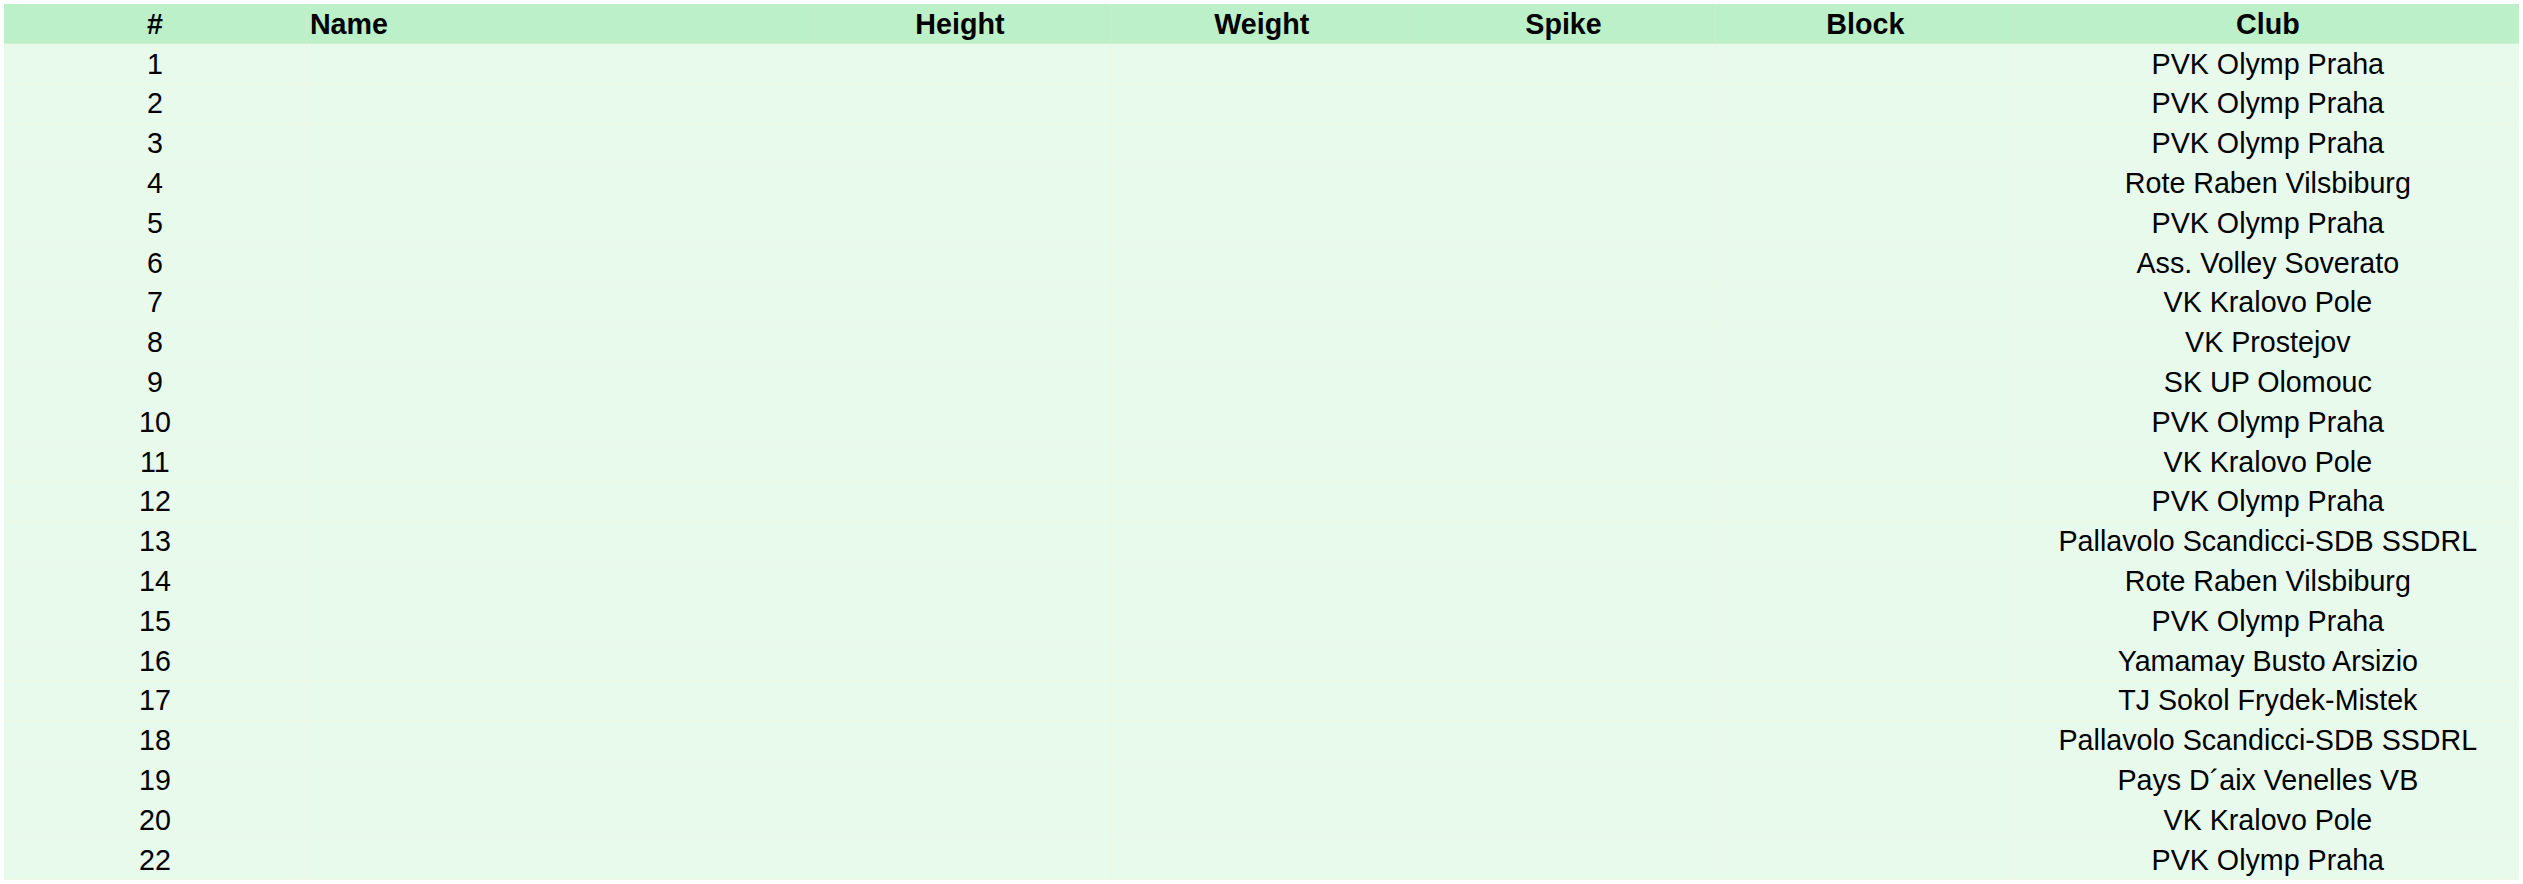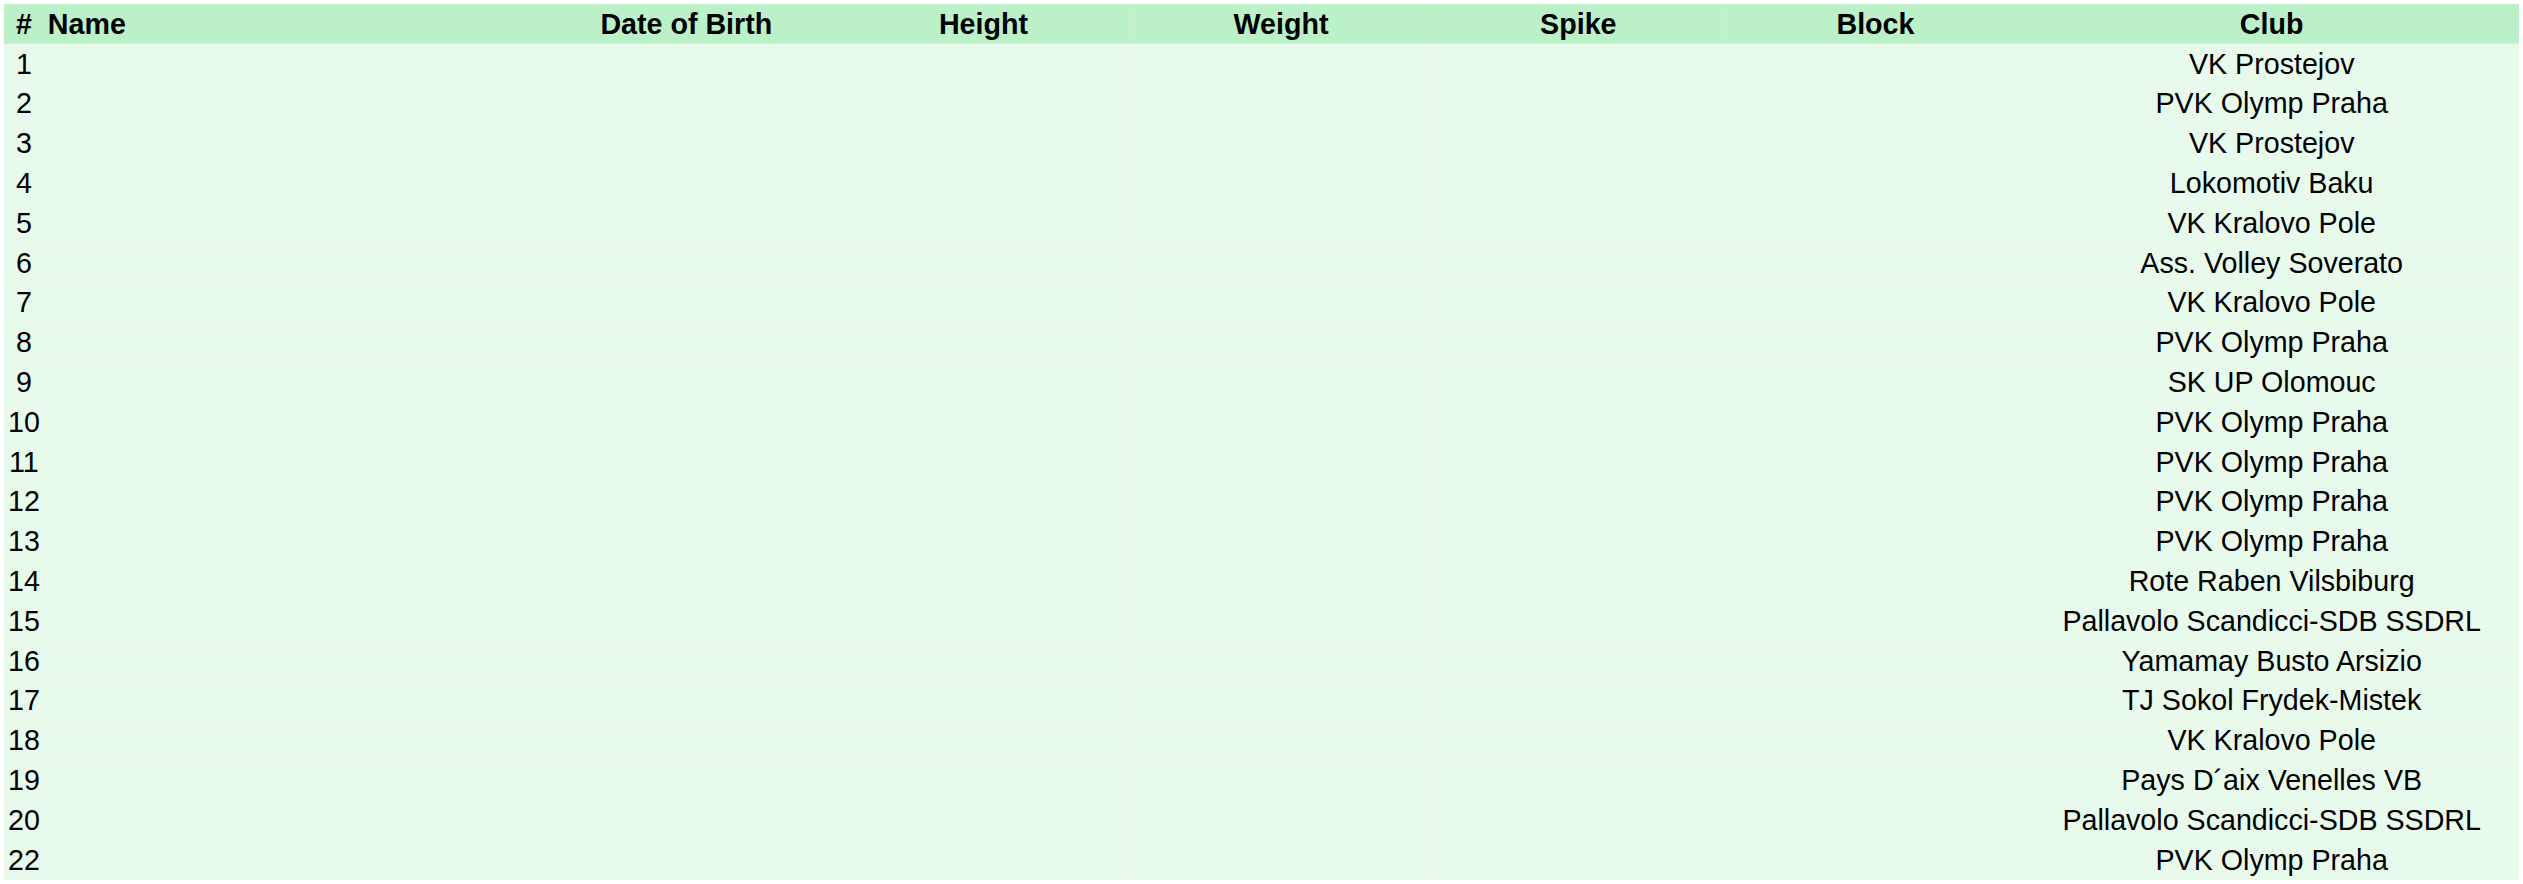+ column: (686, 24)
(2268, 64) PVK Olymp Praha -> (2272, 64) VK Prostejov
(2268, 143) PVK Olymp Praha -> (2272, 143) VK Prostejov
(2268, 183) Rote Raben Vilsbiburg -> (2272, 183) Lokomotiv Baku
(2268, 223) PVK Olymp Praha -> (2272, 223) VK Kralovo Pole
(2268, 342) VK Prostejov -> (2272, 342) PVK Olymp Praha
(2268, 462) VK Kralovo Pole -> (2272, 462) PVK Olymp Praha
(2268, 541) Pallavolo Scandicci-SDB SSDRL -> (2272, 541) PVK Olymp Praha
(2268, 621) PVK Olymp Praha -> (2272, 621) Pallavolo Scandicci-SDB SSDRL
(2268, 740) Pallavolo Scandicci-SDB SSDRL -> (2272, 740) VK Kralovo Pole
(2268, 820) VK Kralovo Pole -> (2272, 820) Pallavolo Scandicci-SDB SSDRL
